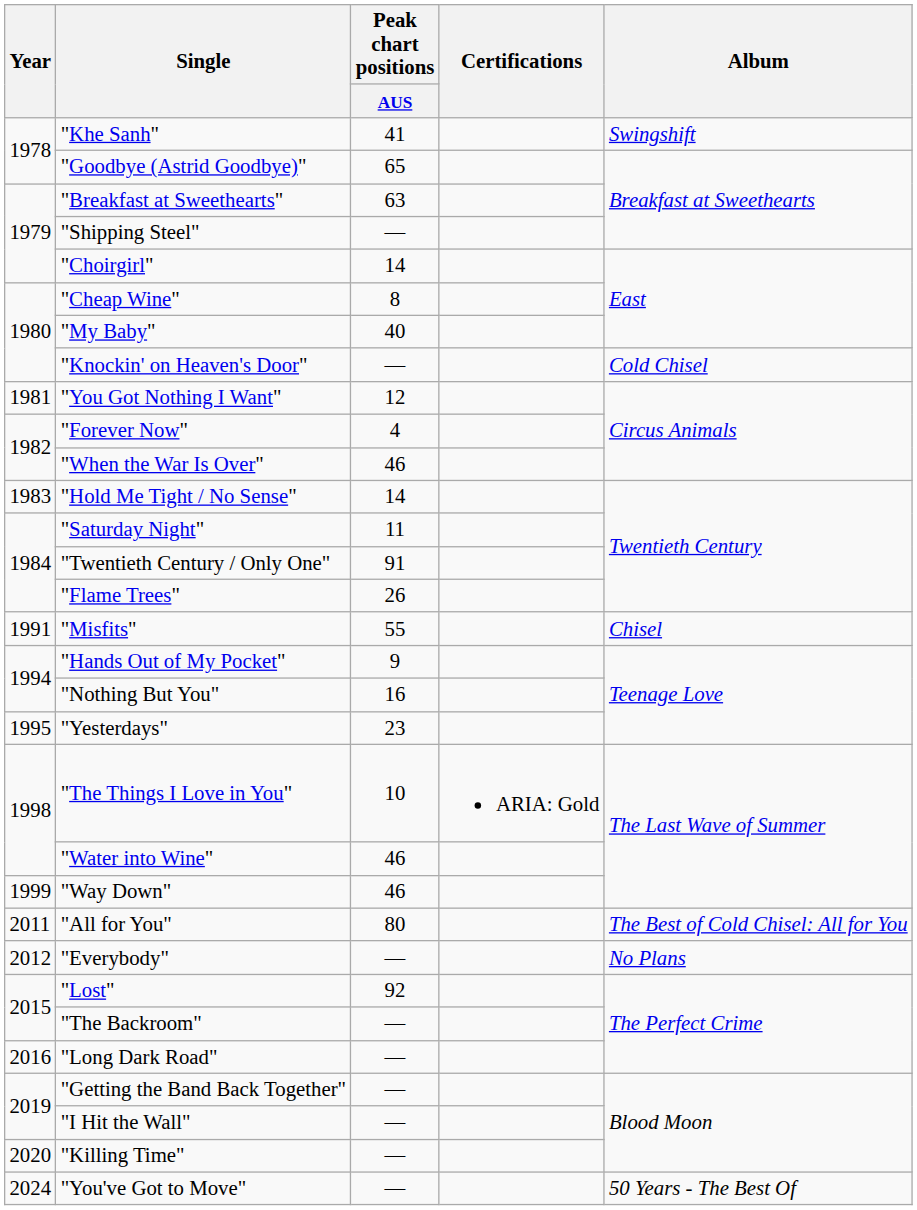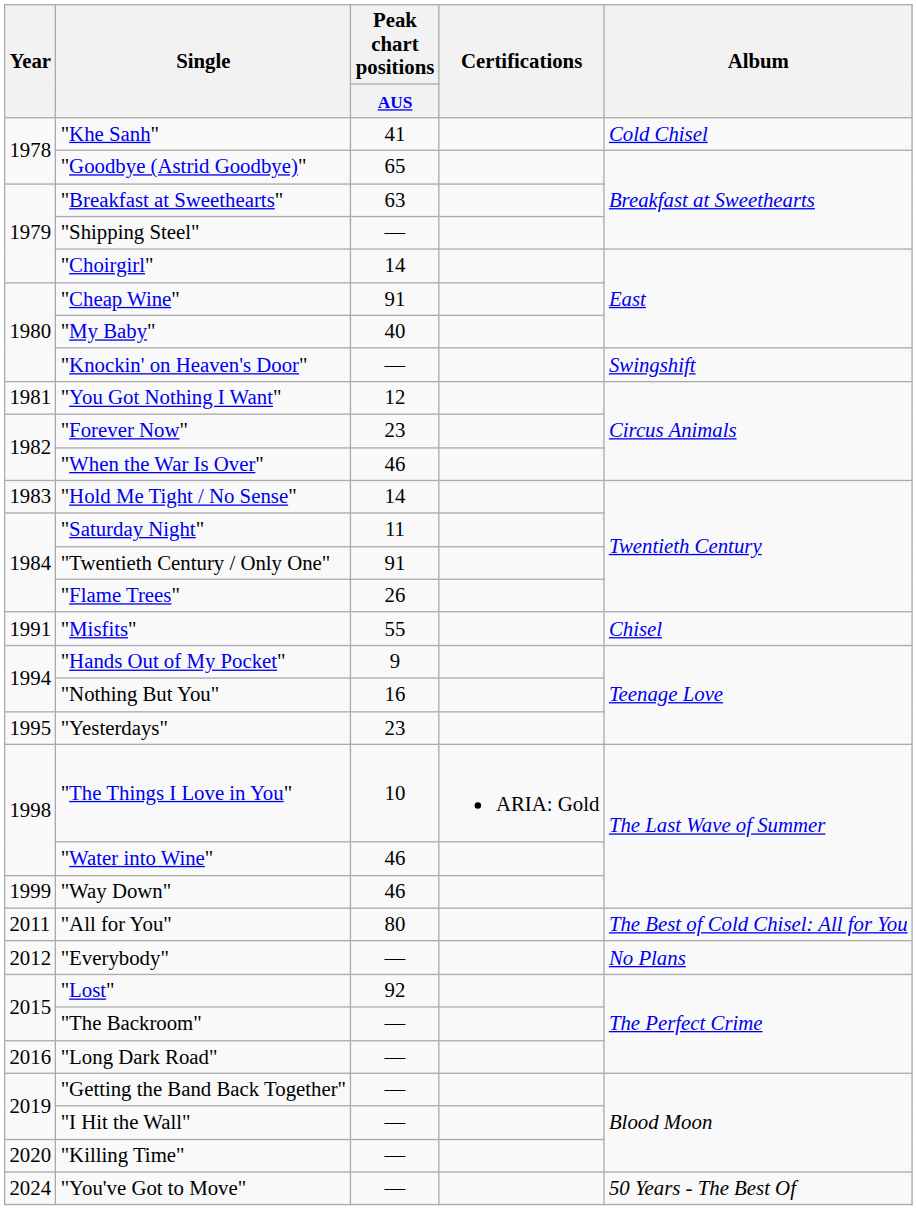(652, 133) Swingshift -> (658, 133) Cold Chisel
(395, 298) 8 -> (395, 298) 91
(658, 364) Cold Chisel -> (652, 364) Swingshift
(395, 430) 4 -> (395, 430) 23
